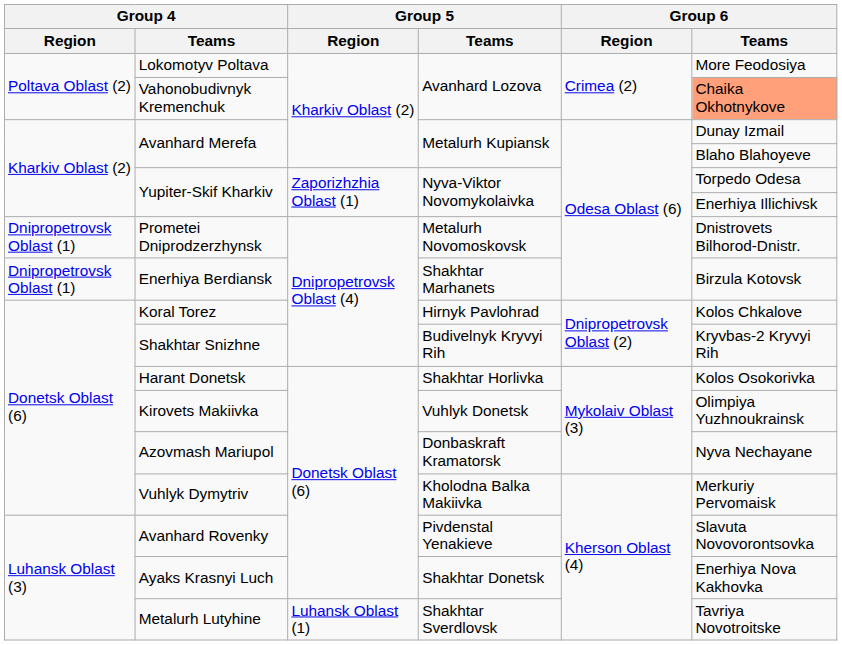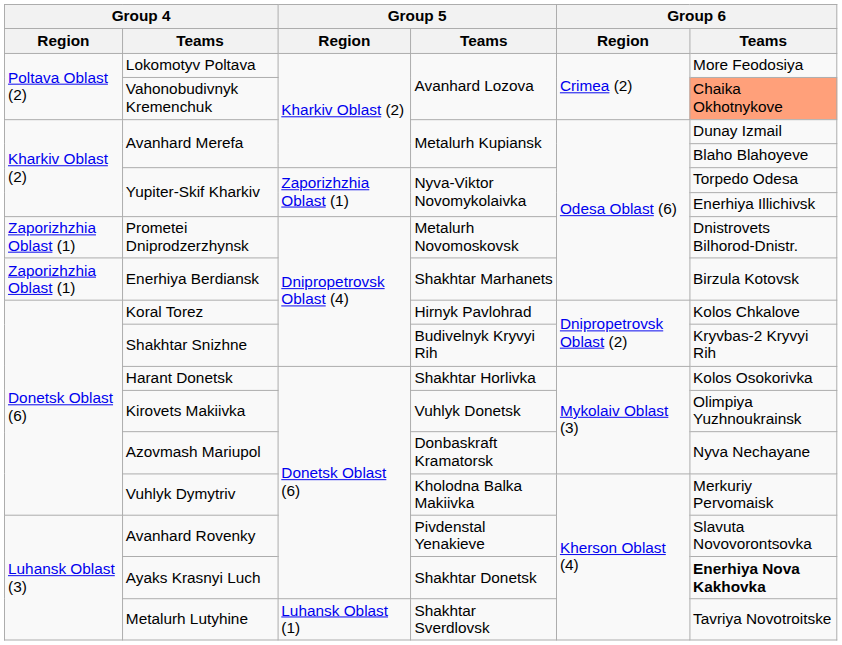(60, 237) Dnipropetrovsk Oblast (1) -> (52, 237) Zaporizhzhia Oblast (1)
(60, 279) Dnipropetrovsk Oblast (1) -> (52, 279) Zaporizhzhia Oblast (1)
(746, 577) normal -> (746, 577) bold
